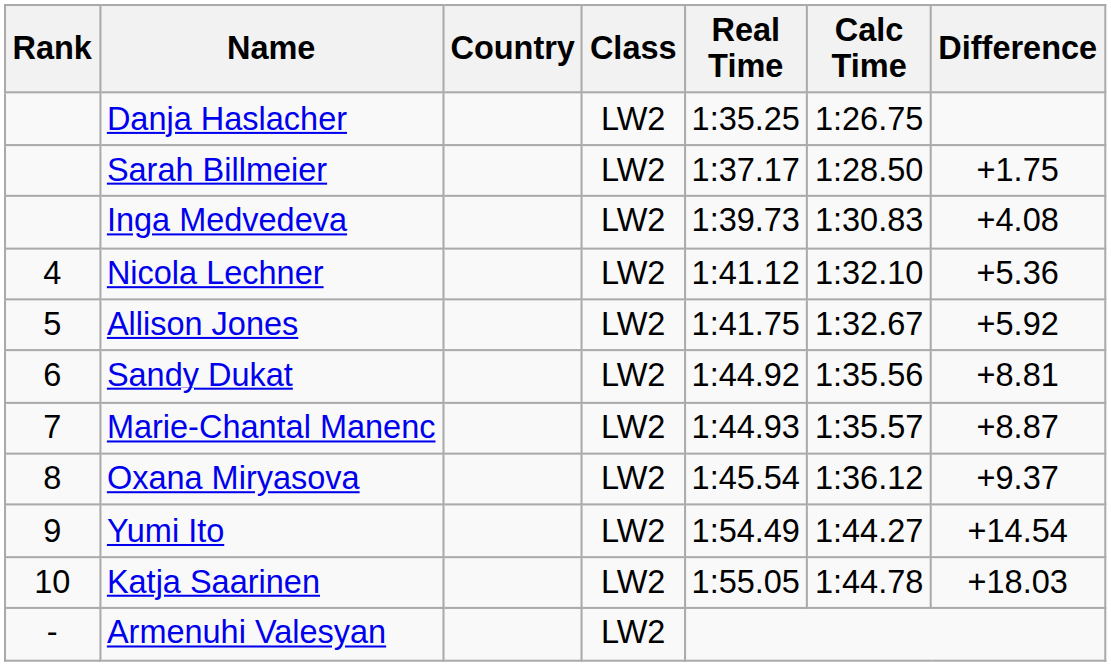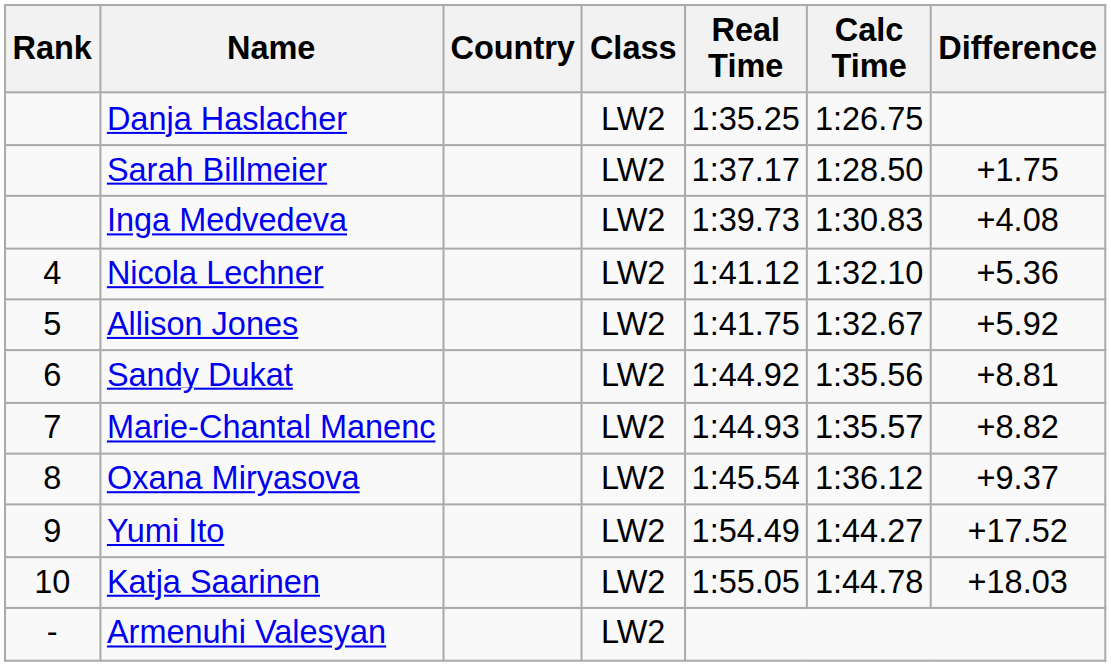(1018, 427) +8.87 -> (1018, 427) +8.82
(1018, 530) +14.54 -> (1018, 530) +17.52
